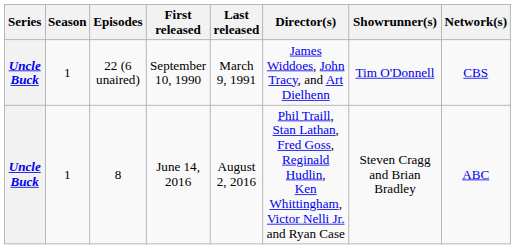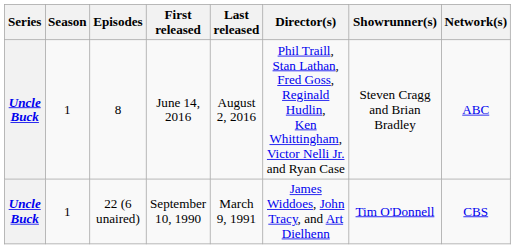rows swapped: (118, 72) <-> (118, 174)
